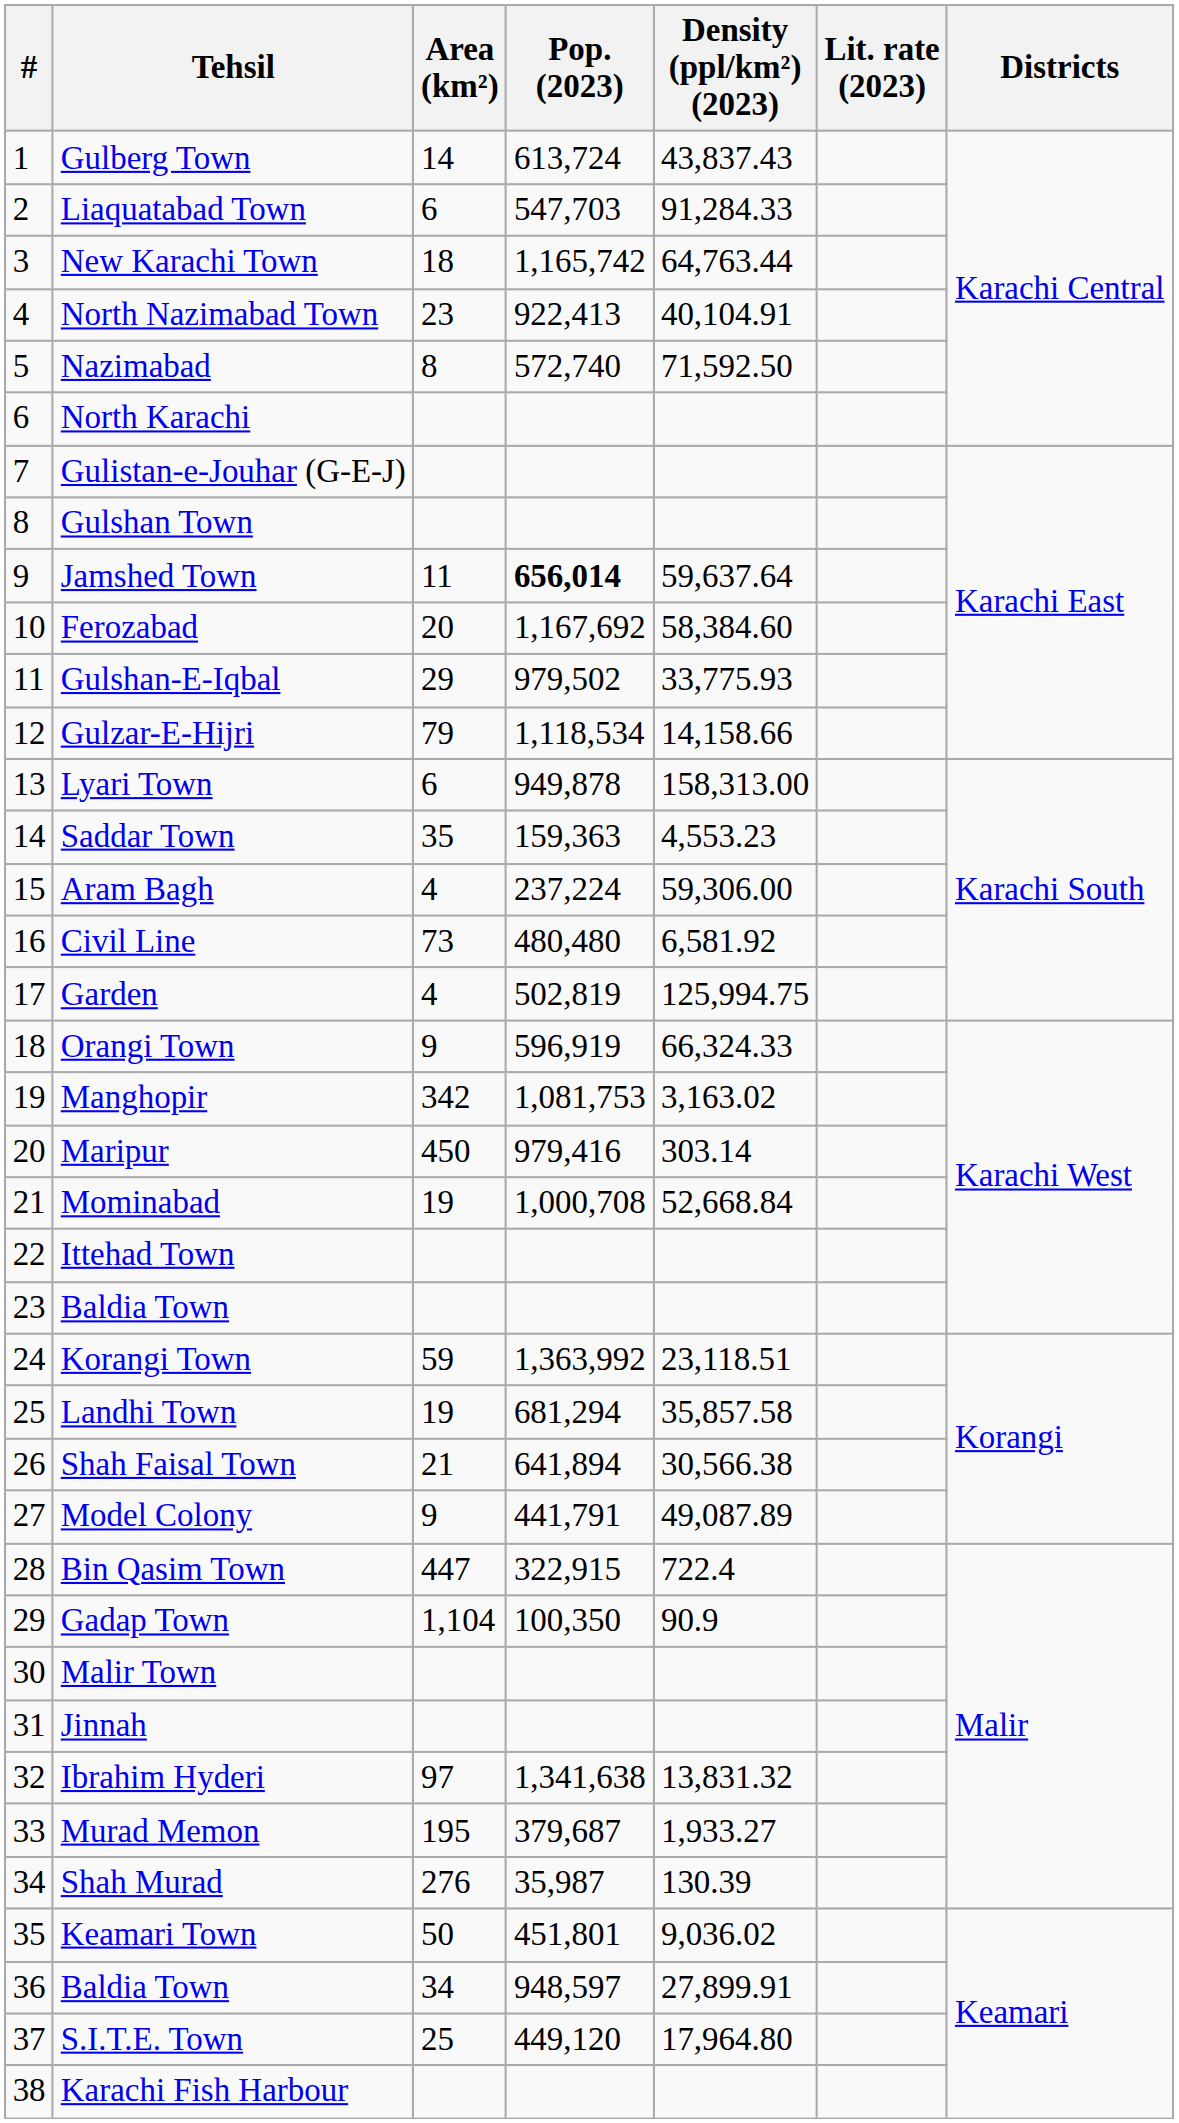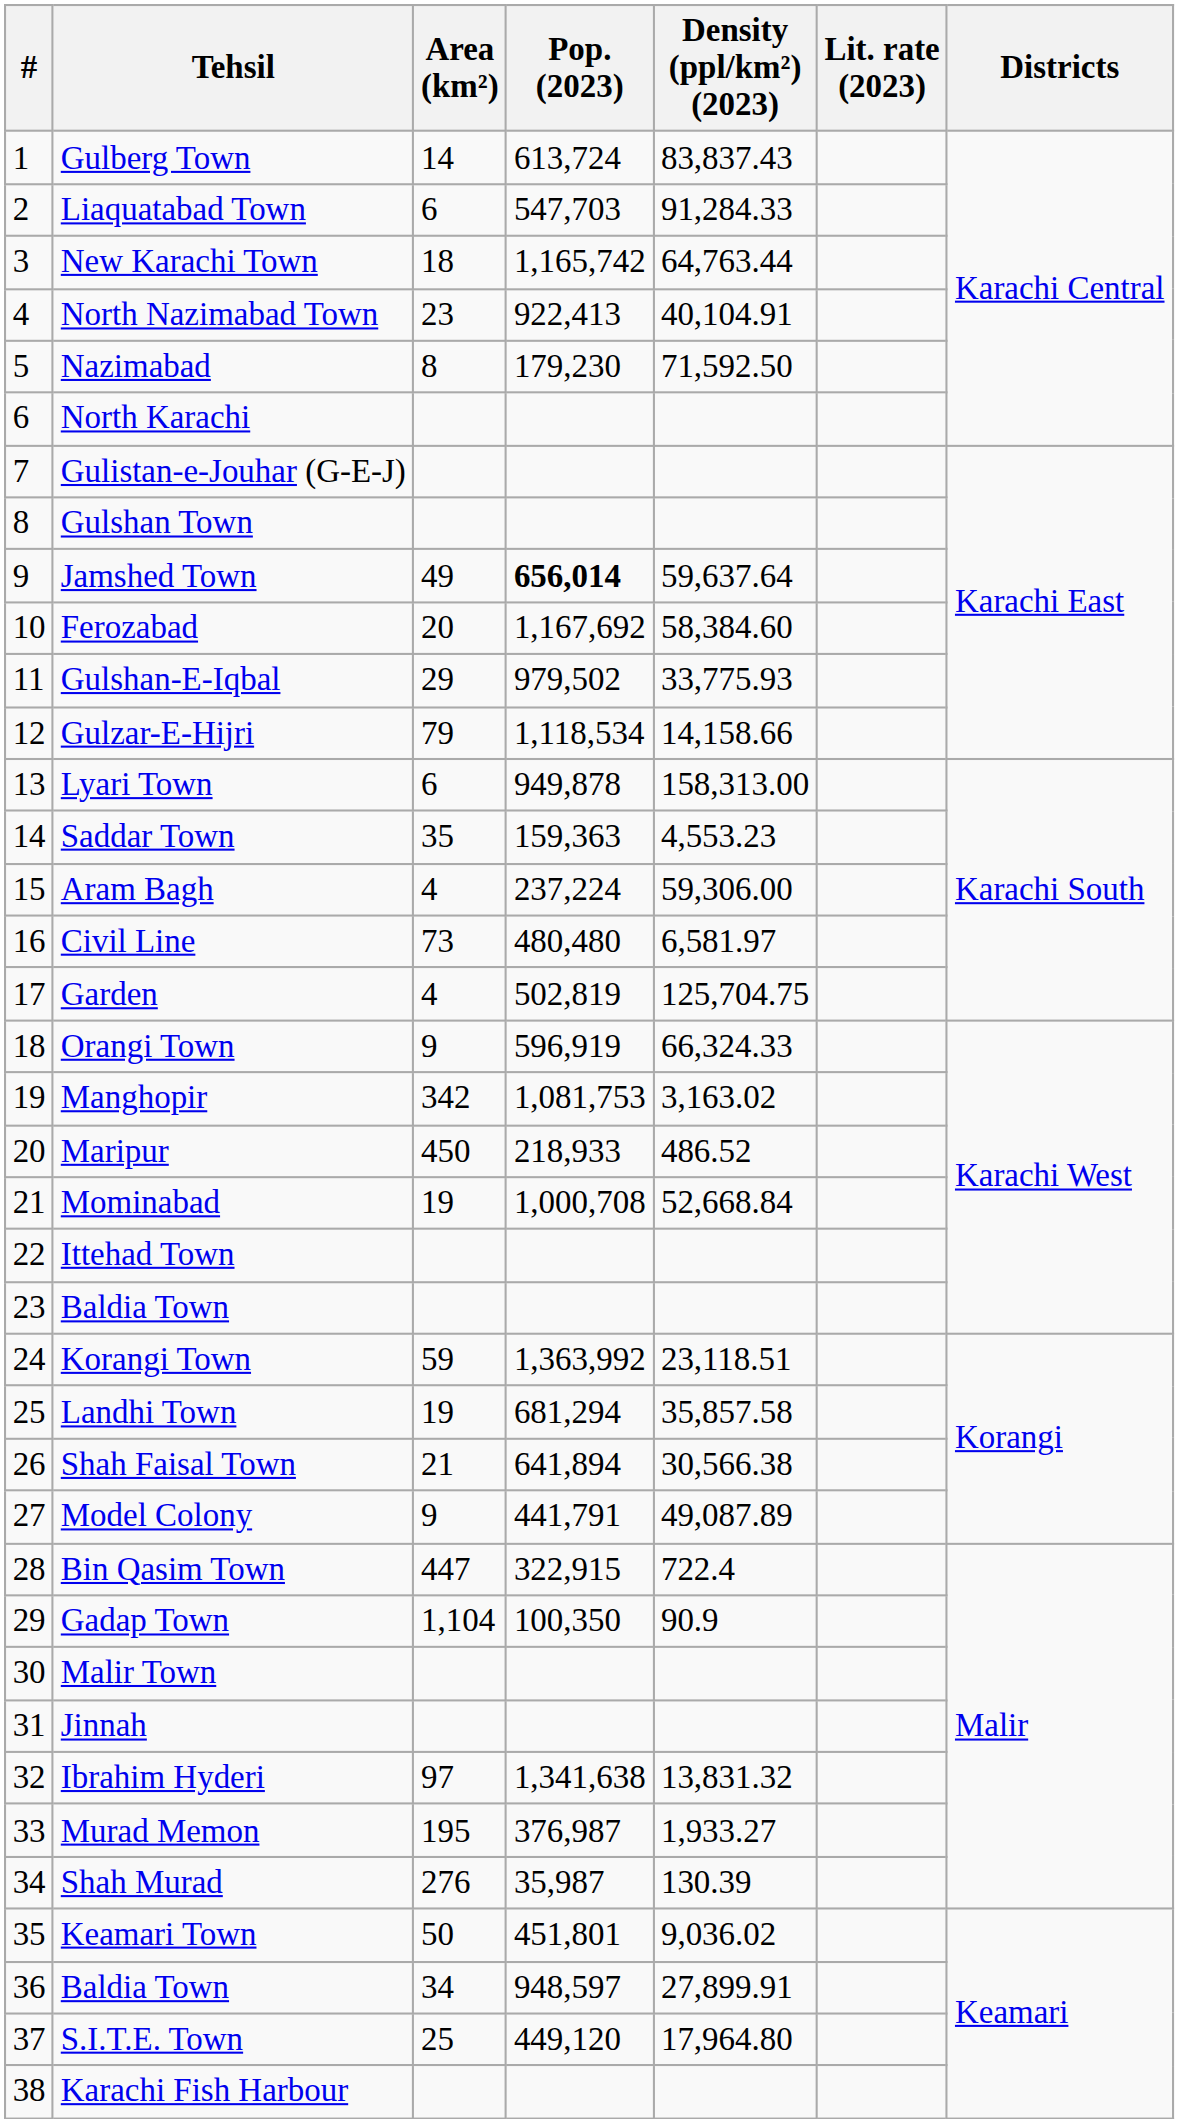(727, 157) 43,837.43 -> (727, 157) 83,837.43
(567, 366) 572,740 -> (567, 366) 179,230
(437, 575) 11 -> (438, 575) 49
(719, 941) 6,581.92 -> (719, 941) 6,581.97
(735, 993) 125,994.75 -> (735, 993) 125,704.75
(567, 1150) 979,416 -> (567, 1150) 218,933
(706, 1150) 303.14 -> (706, 1150) 486.52
(567, 1829) 379,687 -> (567, 1829) 376,987
